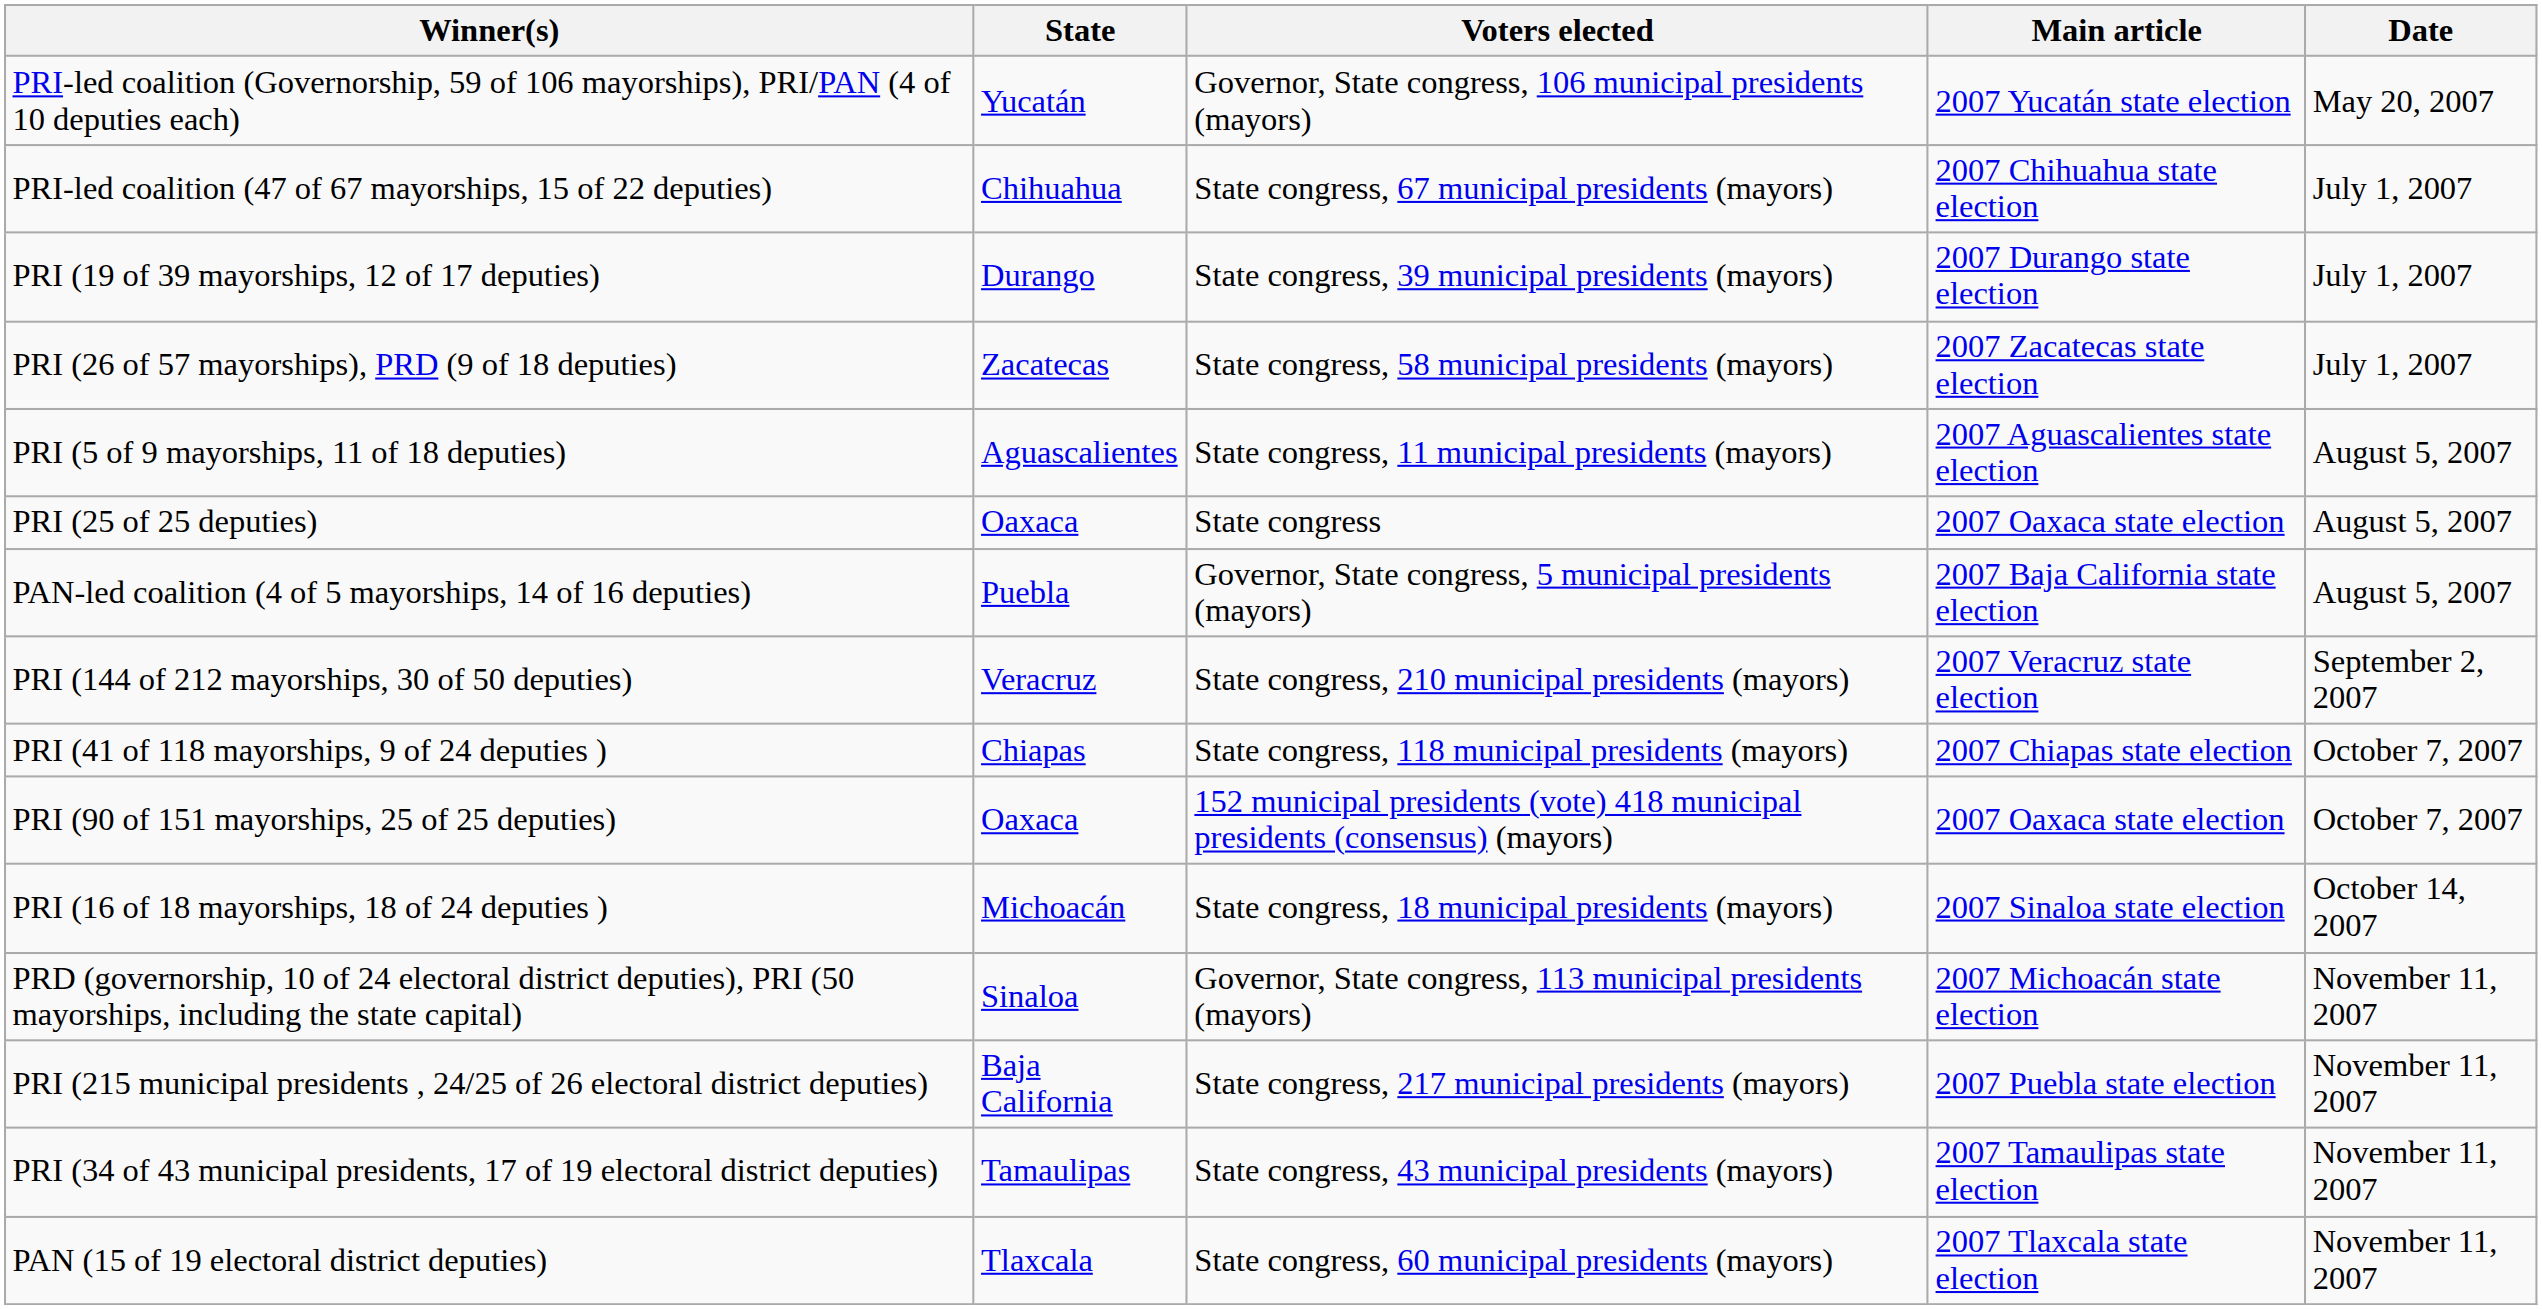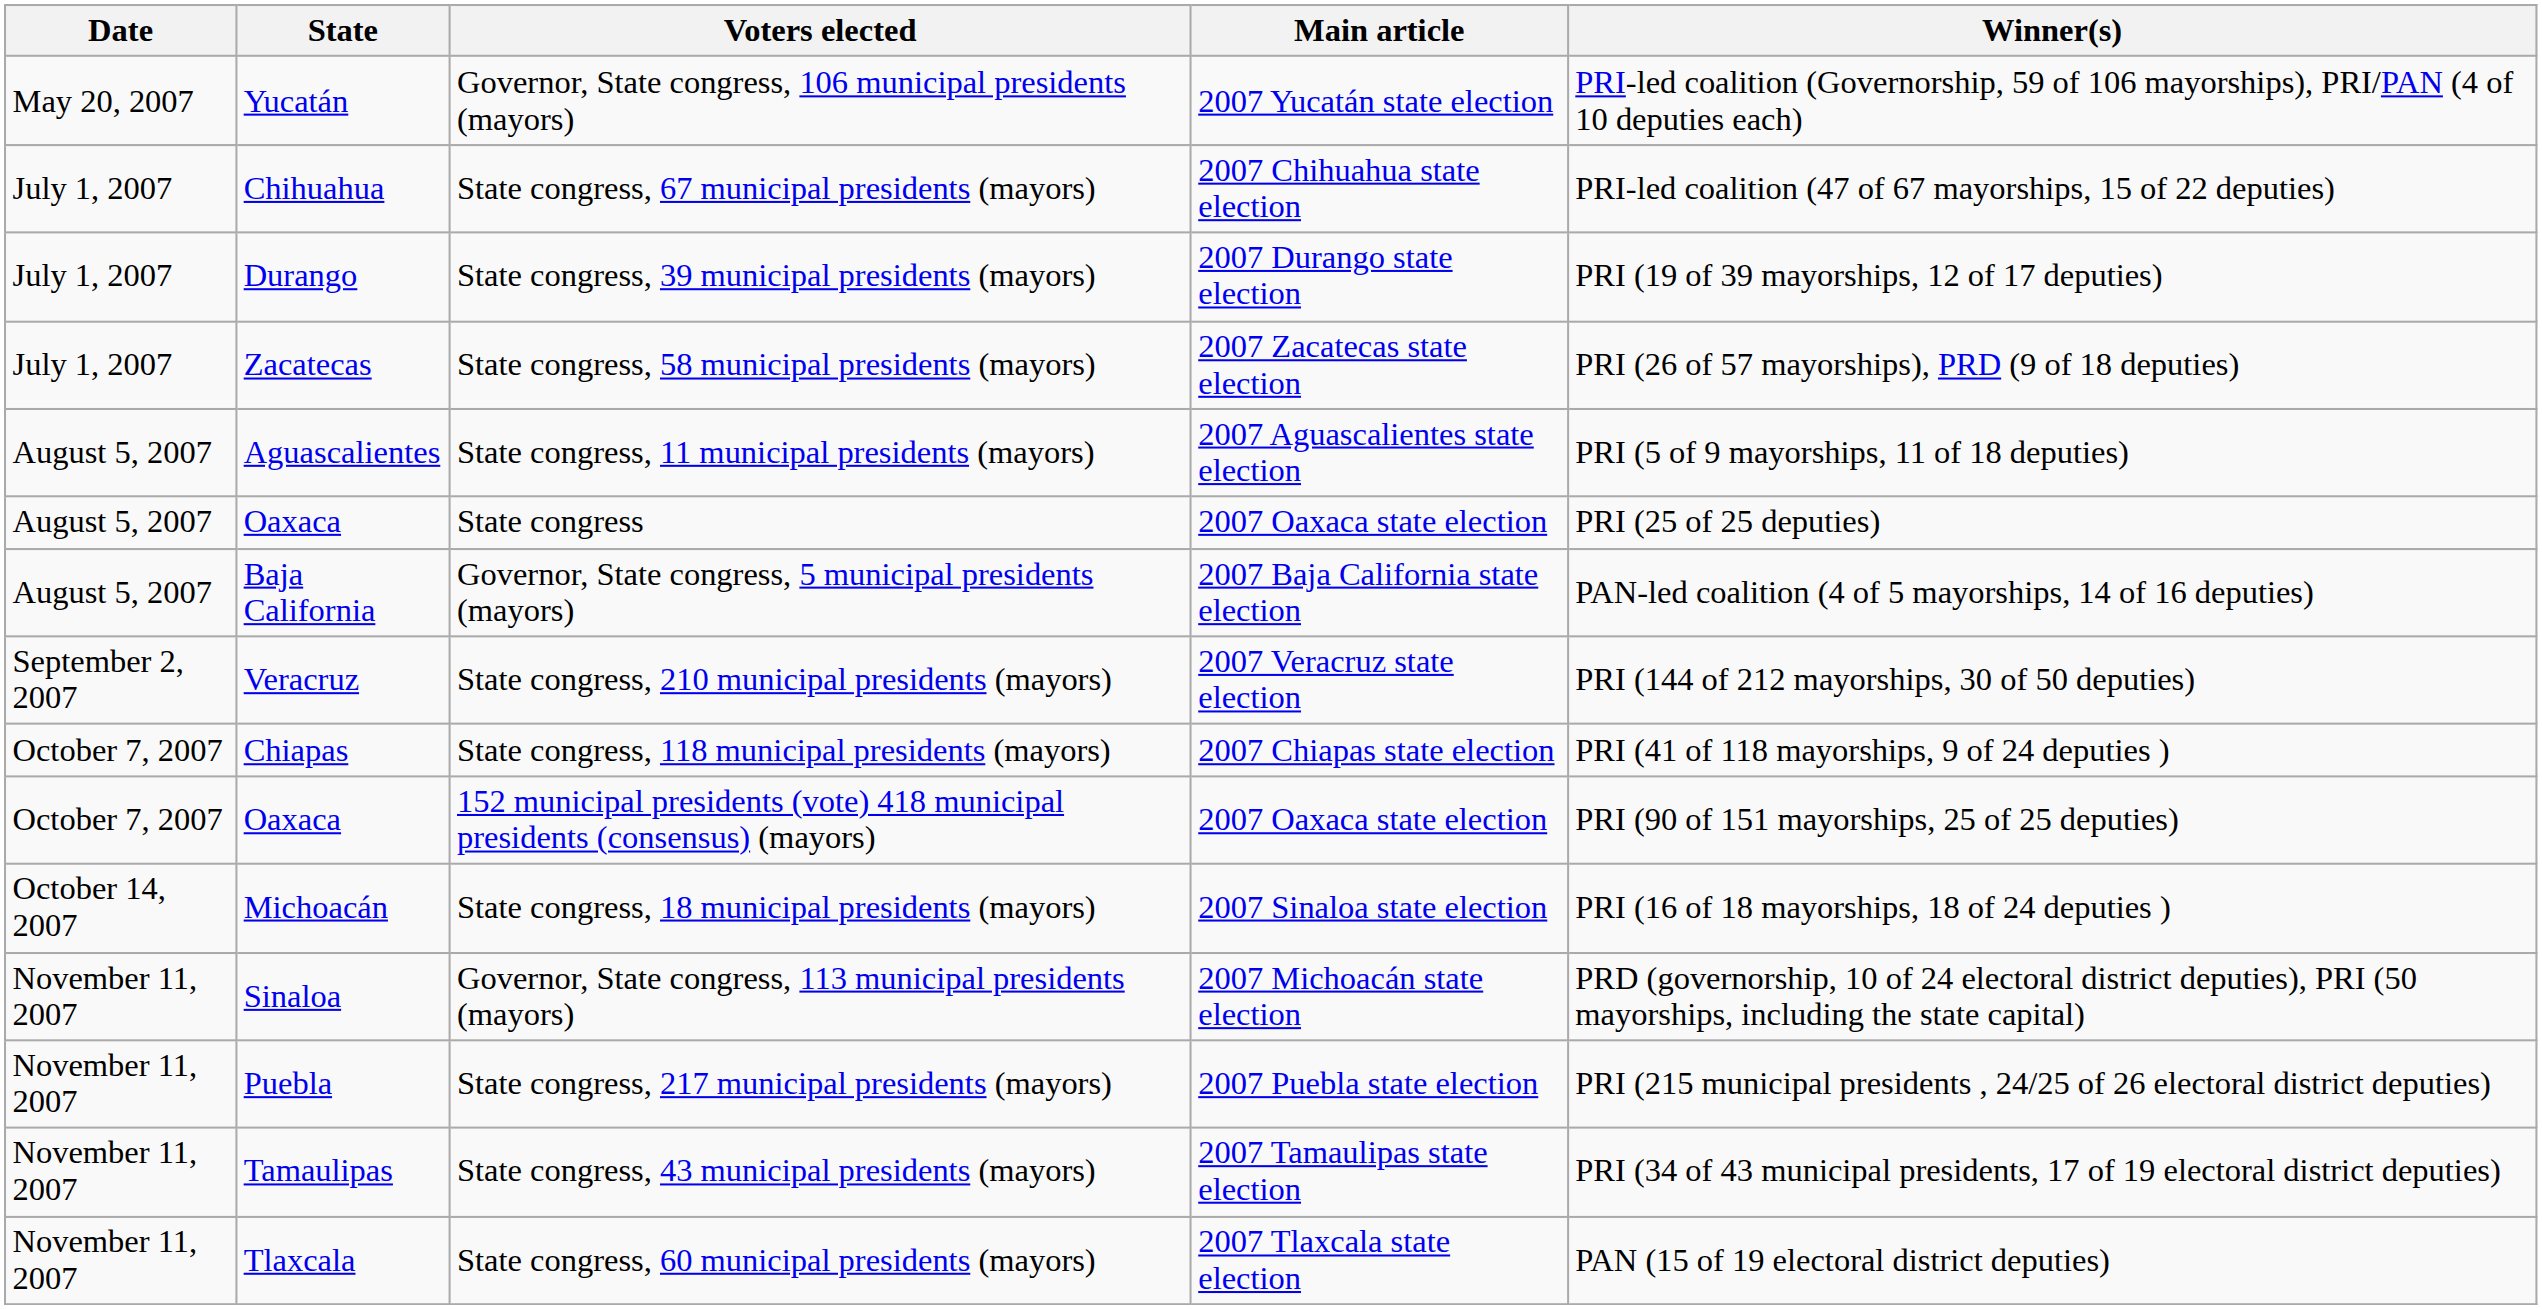columns swapped: (2421, 30) <-> (489, 30)
(1025, 591) Puebla -> (310, 591) Baja California
(1047, 1083) Baja California -> (288, 1083) Puebla
